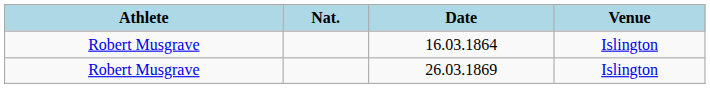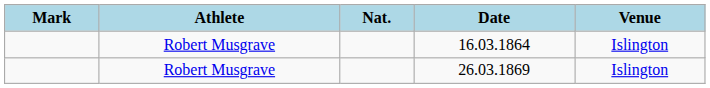+ column: (52, 18)
